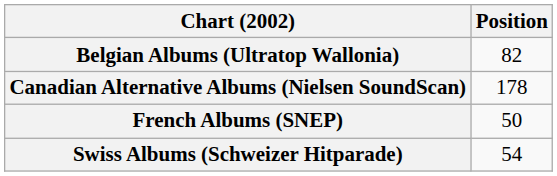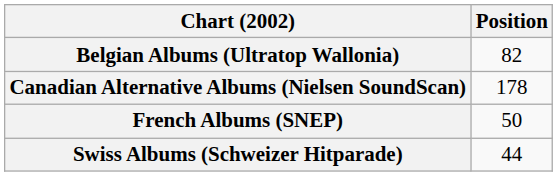(512, 154) 54 -> (512, 154) 44
